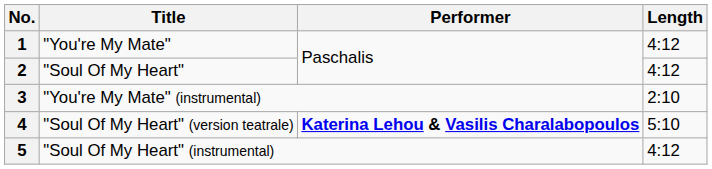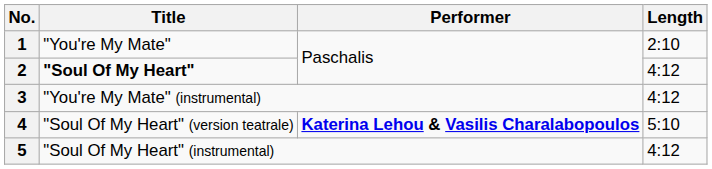(663, 44) 4:12 -> (663, 44) 2:10
(114, 71) normal -> (119, 71) bold
(663, 97) 2:10 -> (663, 97) 4:12
